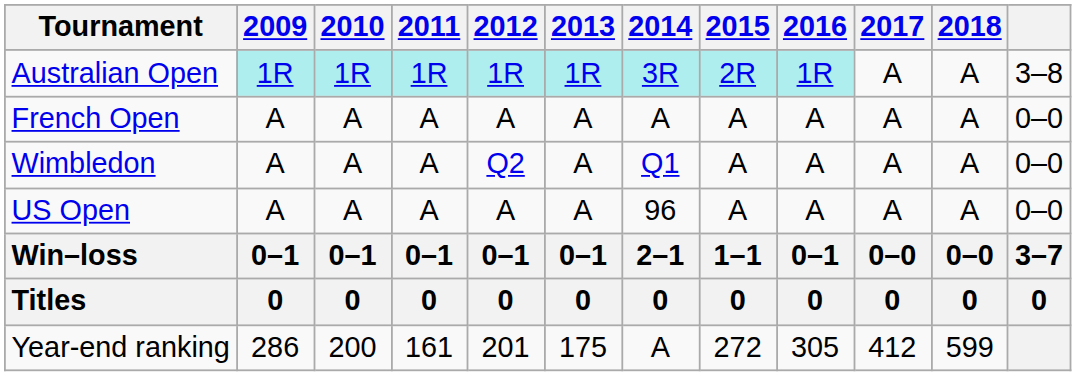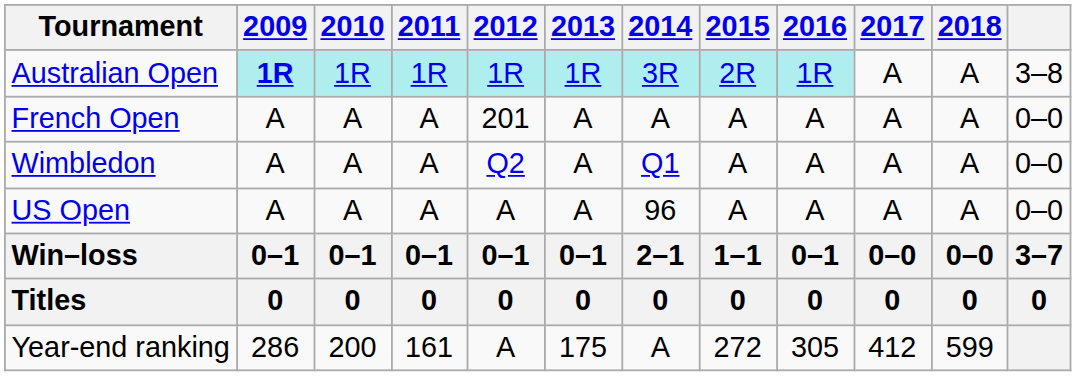(275, 73) normal -> (275, 73) bold
(506, 118) A -> (506, 118) 201
(506, 347) 201 -> (506, 347) A
